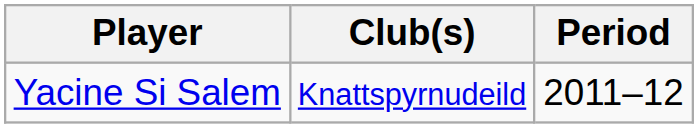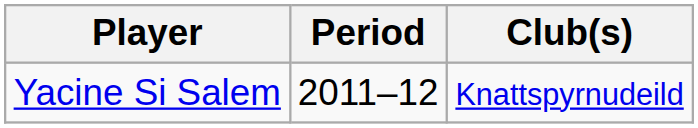columns swapped: (412, 33) <-> (613, 33)
